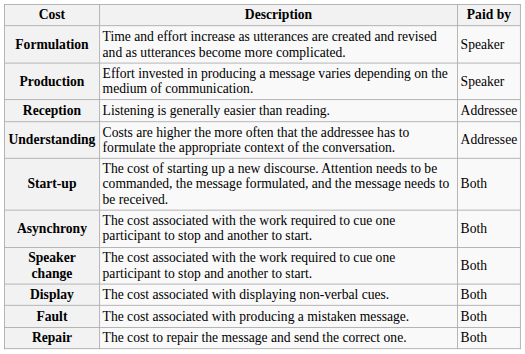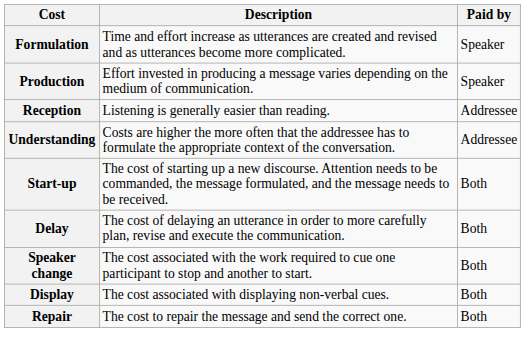+ row: (52, 228)
- row: (52, 228)
- row: (52, 316)
